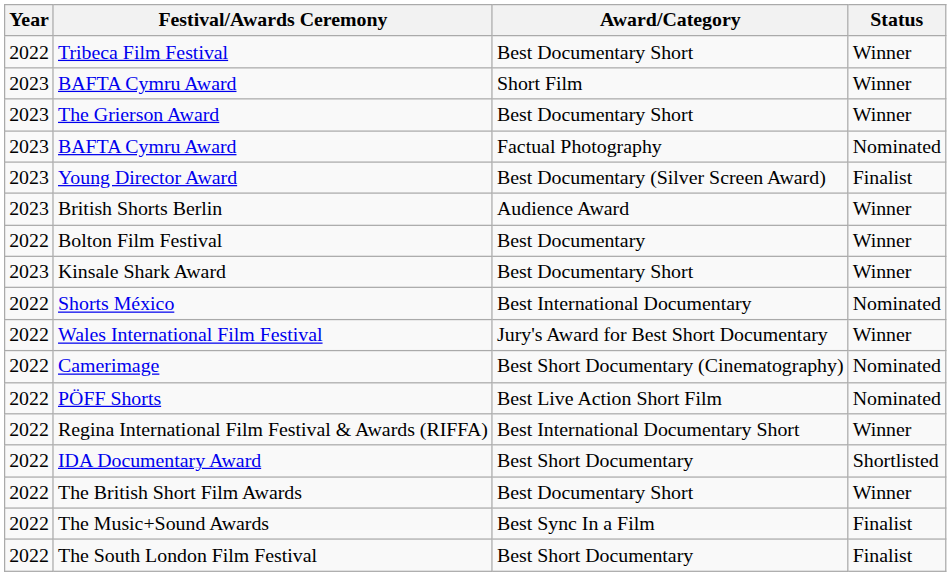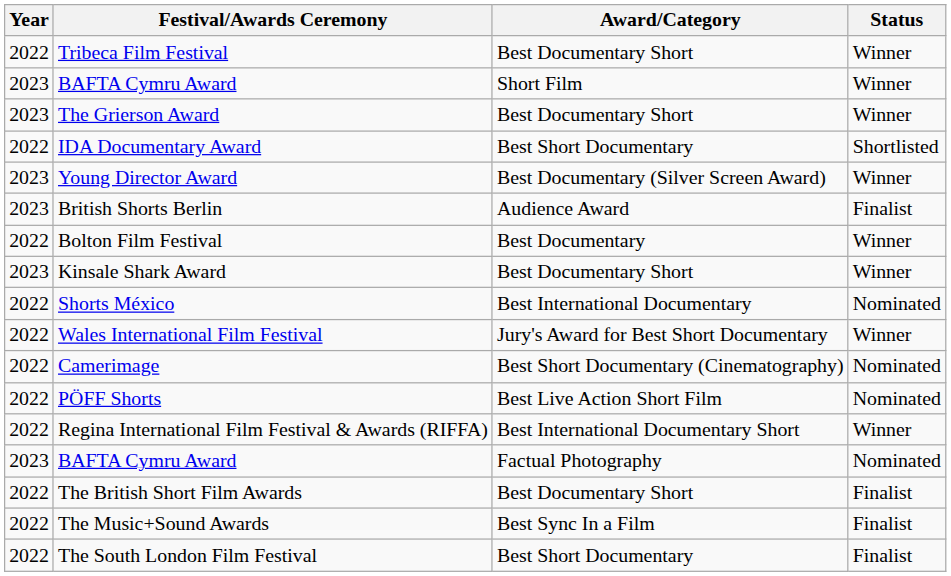rows swapped: (147, 146) <-> (160, 460)
(882, 177) Finalist -> (882, 177) Winner
(882, 209) Winner -> (882, 209) Finalist
(882, 492) Winner -> (882, 492) Finalist
